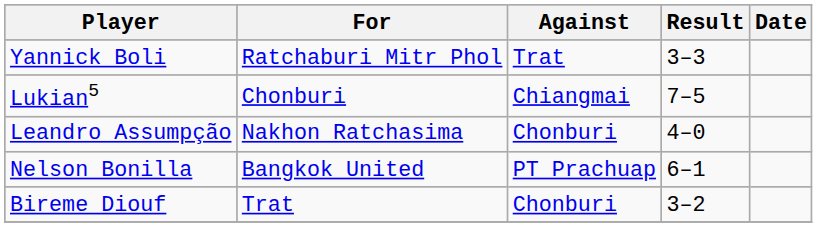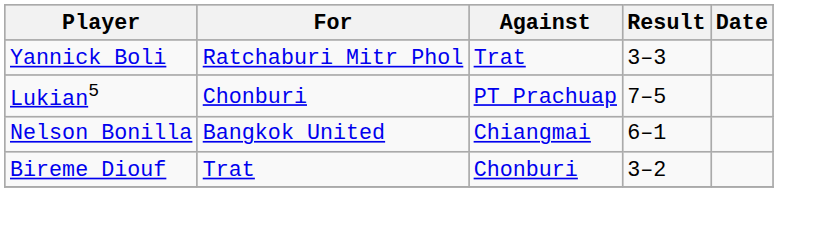(571, 96) Chiangmai -> (545, 96) PT Prachuap
- row: (121, 134)
(584, 170) PT Prachuap -> (532, 134) Chiangmai
